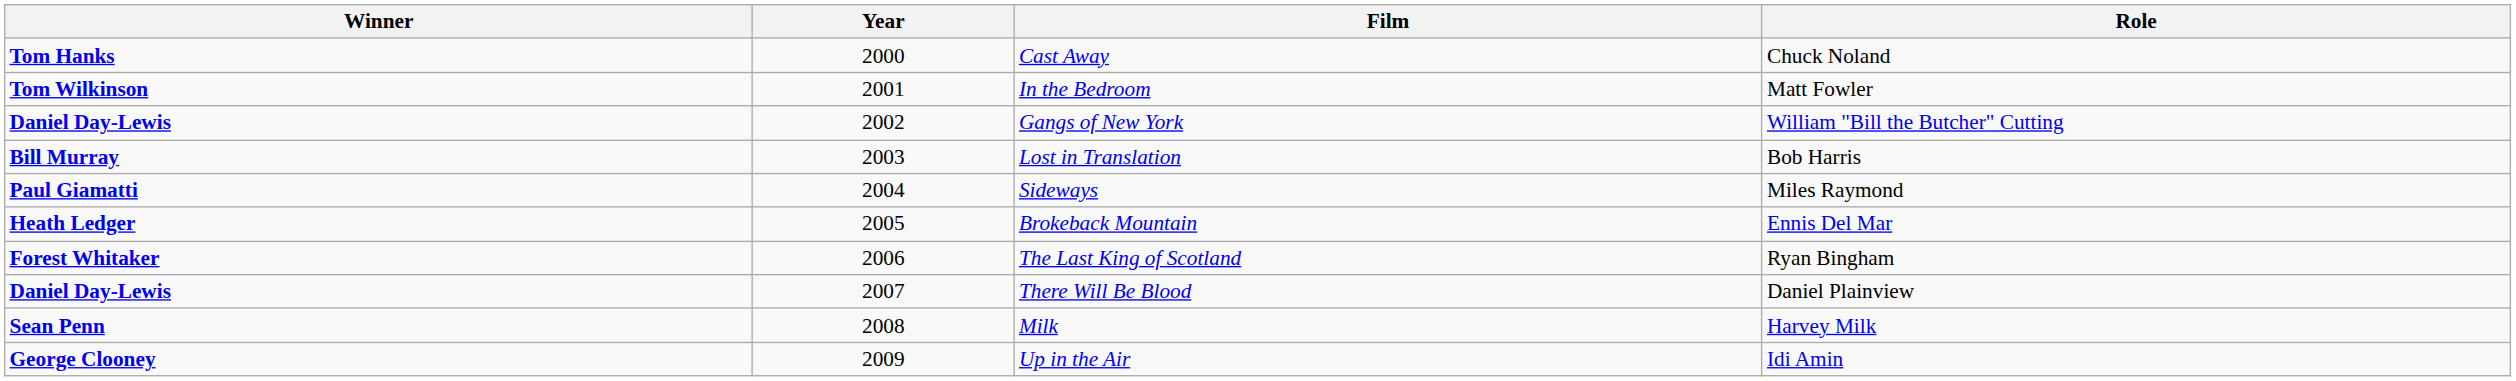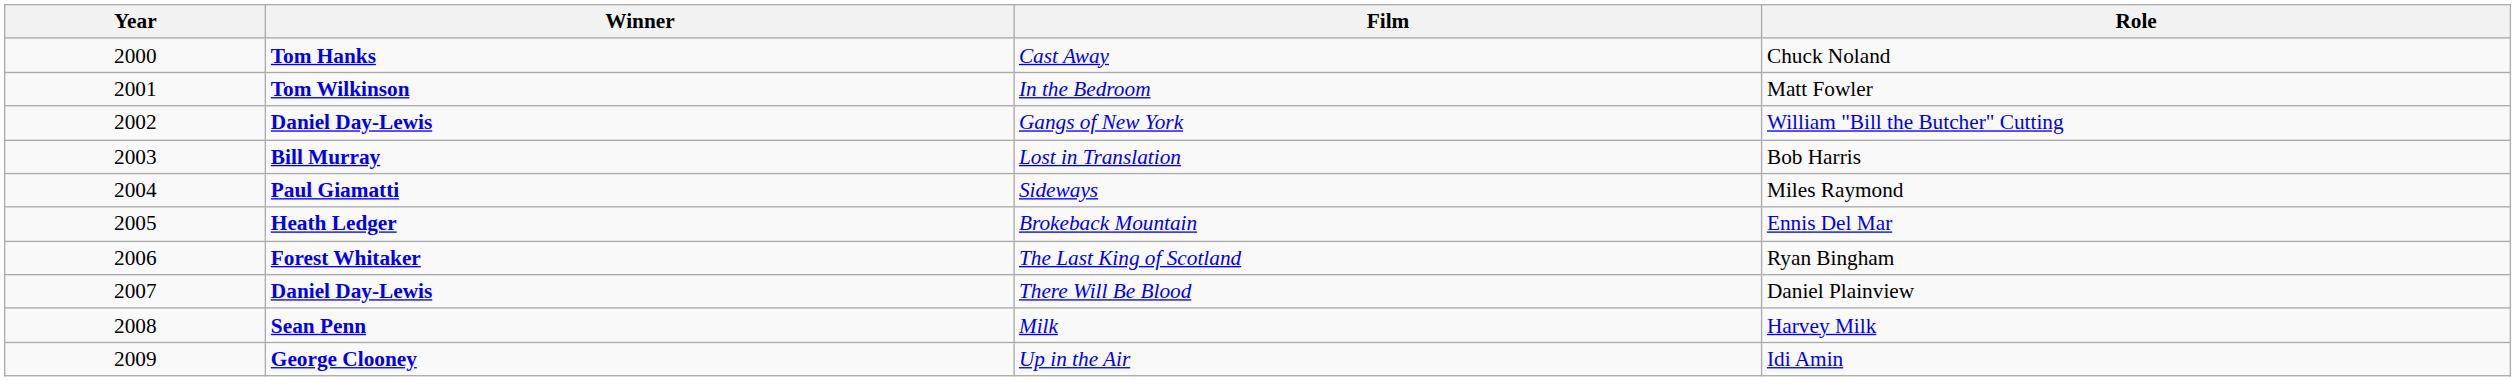columns swapped: (883, 21) <-> (379, 21)
